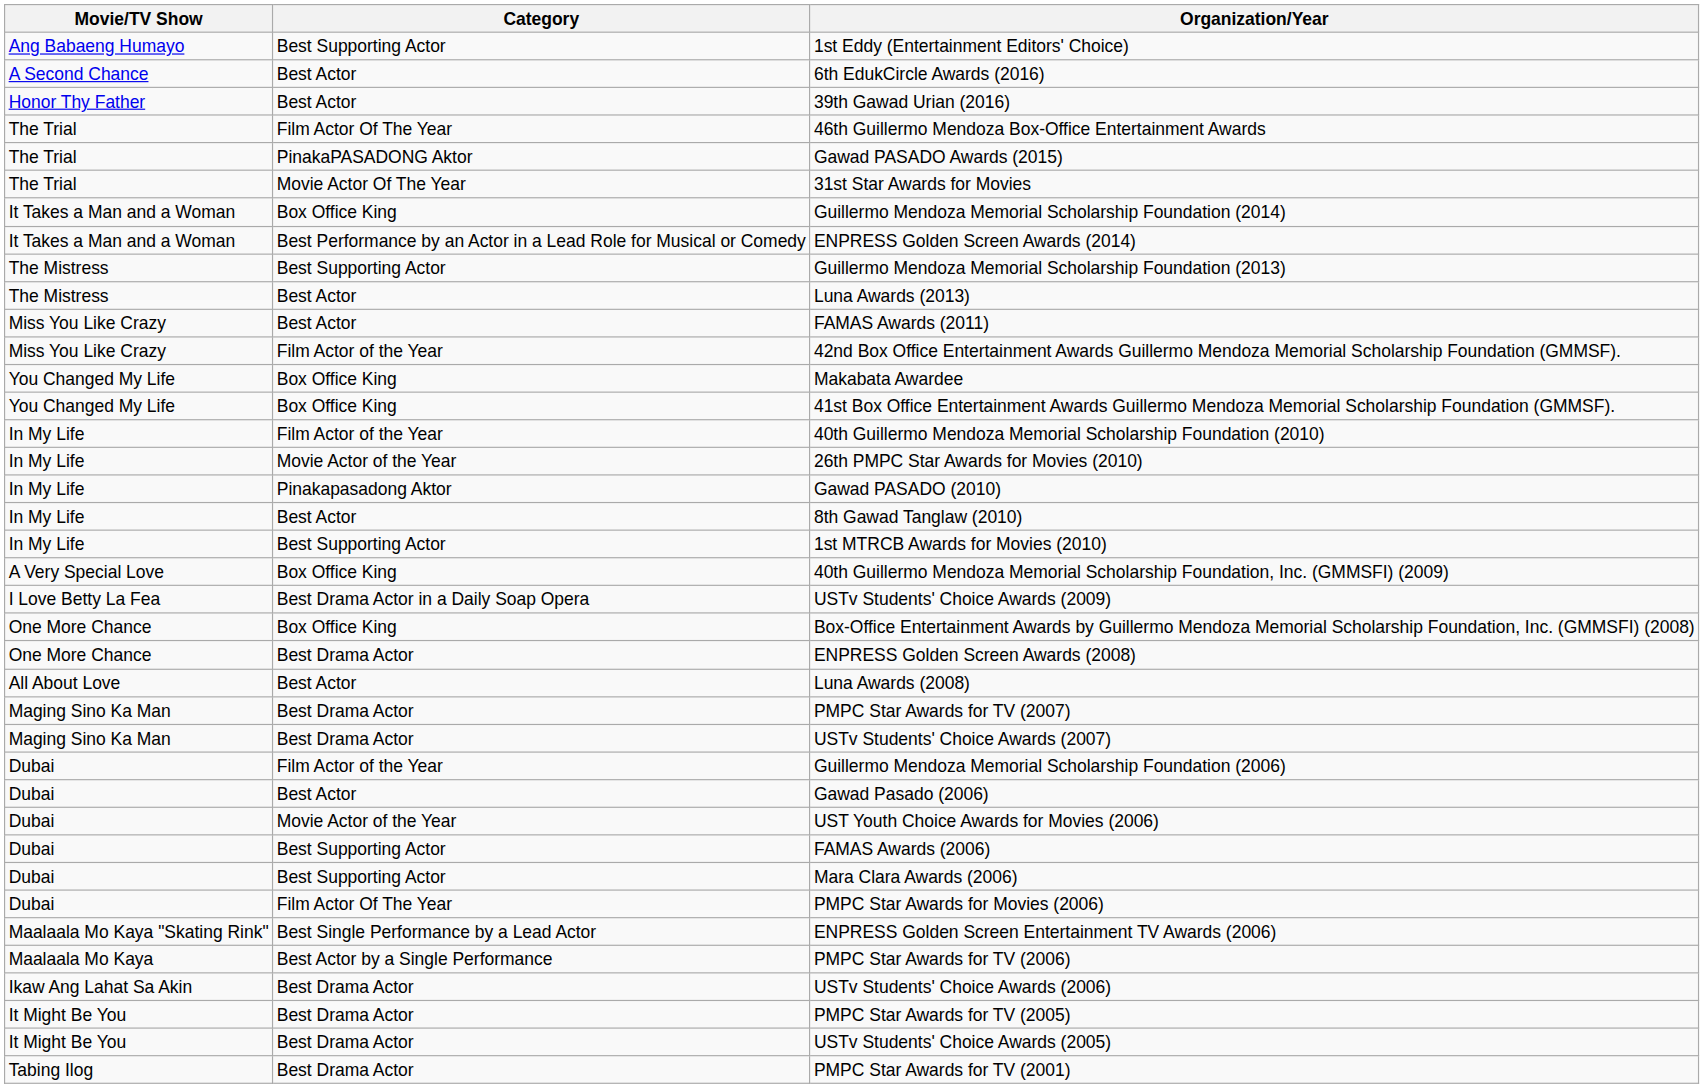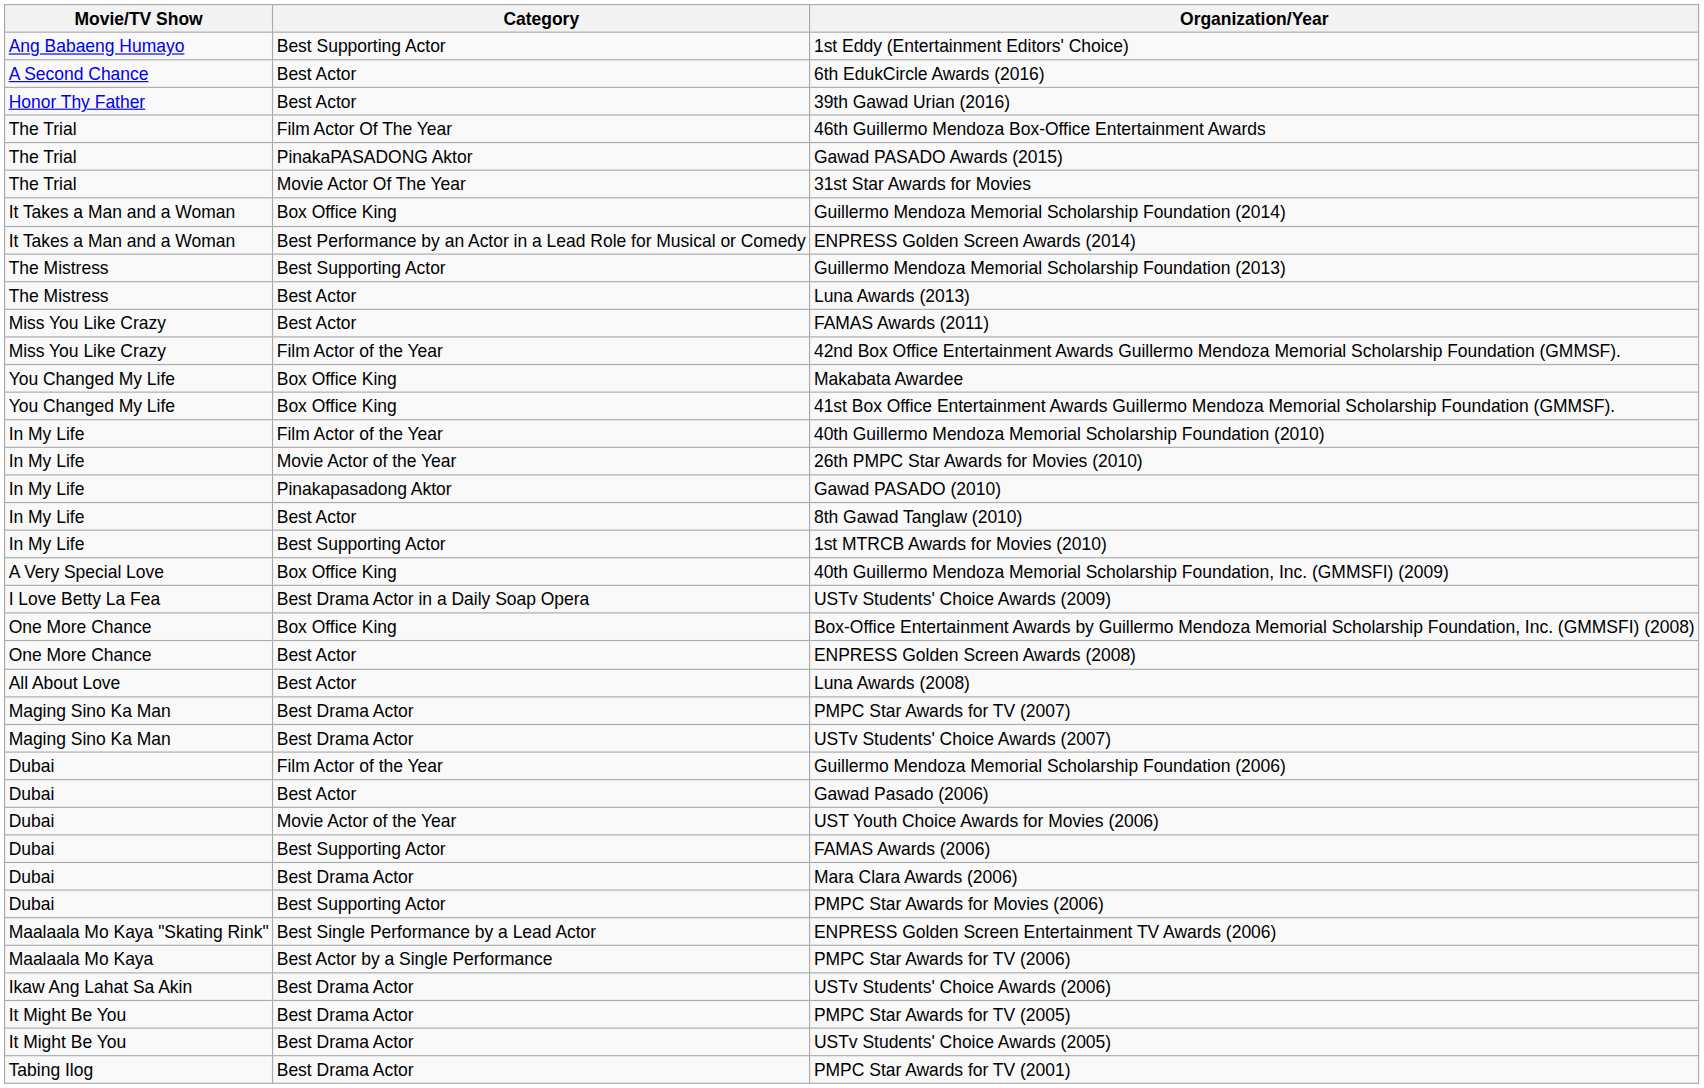(345, 655) Best Drama Actor -> (317, 655) Best Actor
(361, 876) Best Supporting Actor -> (345, 876) Best Drama Actor
(364, 904) Film Actor Of The Year -> (361, 904) Best Supporting Actor
